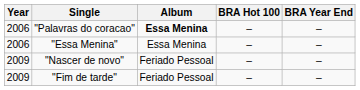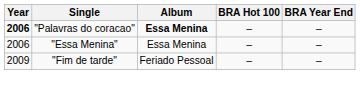(18, 28) normal -> (18, 28) bold
- row: (84, 61)
